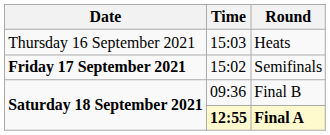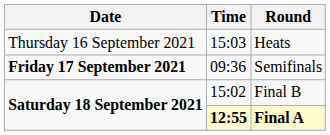(228, 67) 15:02 -> (228, 67) 09:36
(228, 92) 09:36 -> (228, 92) 15:02
